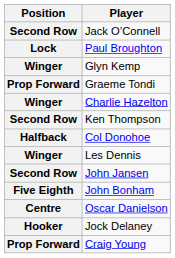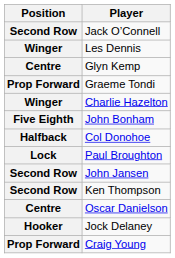rows swapped: (113, 155) <-> (124, 48)
(43, 66) Winger -> (43, 66) Centre
rows swapped: (119, 191) <-> (123, 119)
